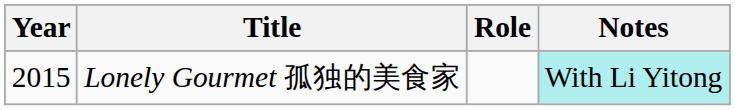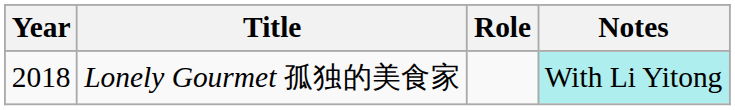(41, 77) 2015 -> (41, 77) 2018
